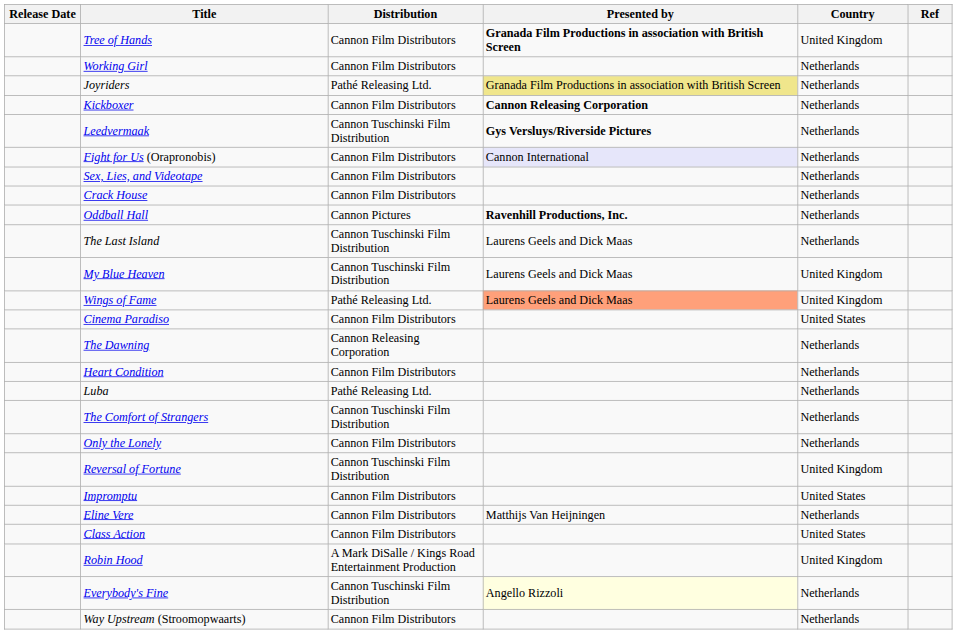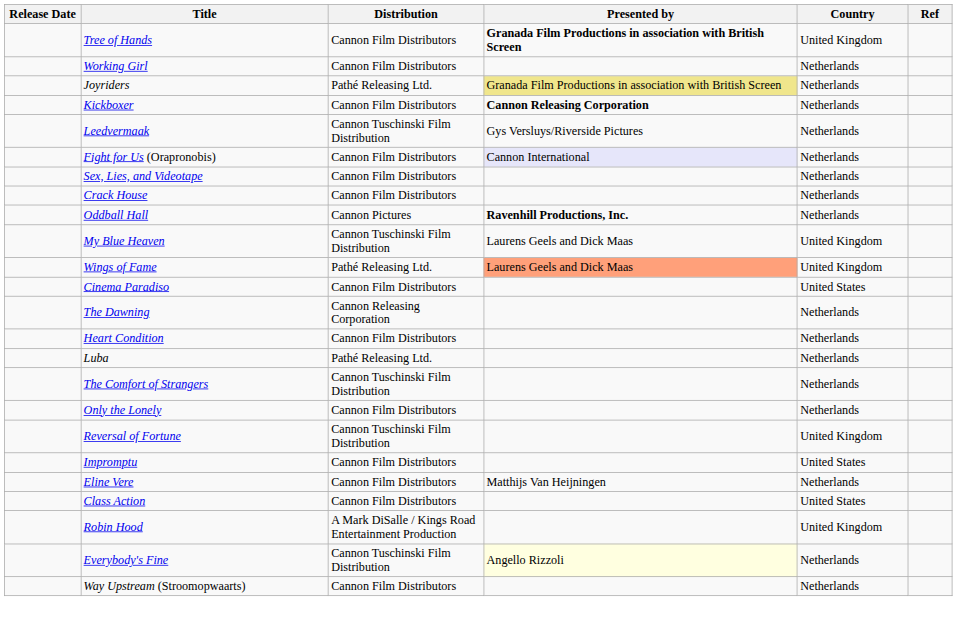(568, 131) bold -> (565, 131) normal
- row: (121, 241)
